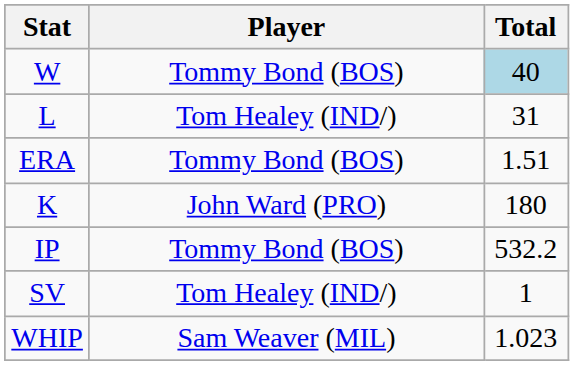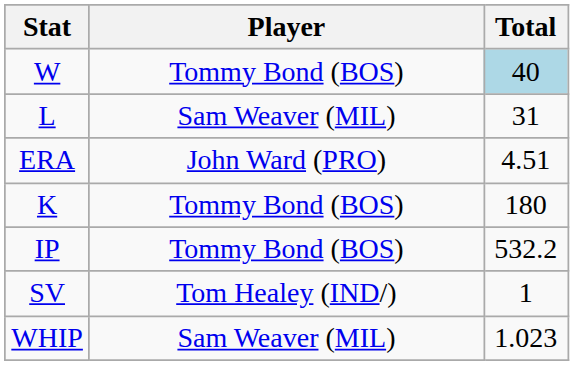(286, 115) Tom Healey (IND/) -> (286, 115) Sam Weaver (MIL)
(286, 159) Tommy Bond (BOS) -> (286, 159) John Ward (PRO)
(526, 159) 1.51 -> (526, 159) 4.51
(286, 204) John Ward (PRO) -> (286, 204) Tommy Bond (BOS)
